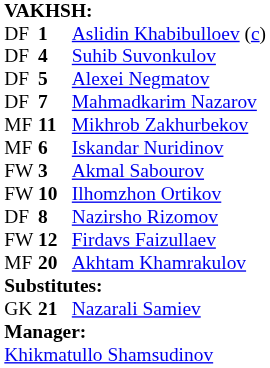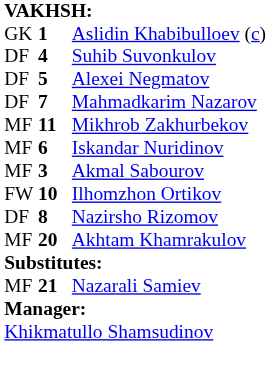(17, 33) DF -> (18, 33) GK
(19, 170) FW -> (18, 170) MF
- row: (144, 239)
(18, 308) GK -> (18, 285) MF
